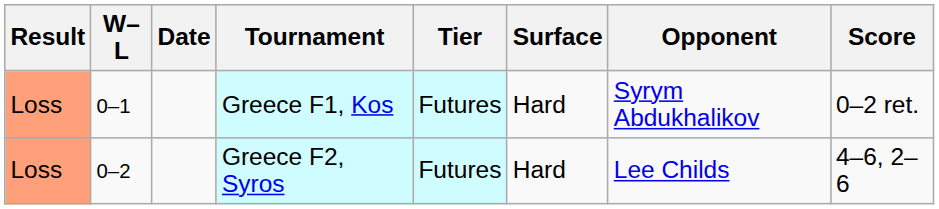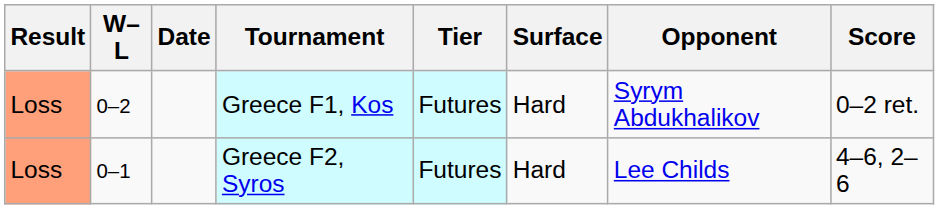(114, 105) 0–1 -> (114, 105) 0–2
(114, 171) 0–2 -> (114, 171) 0–1
